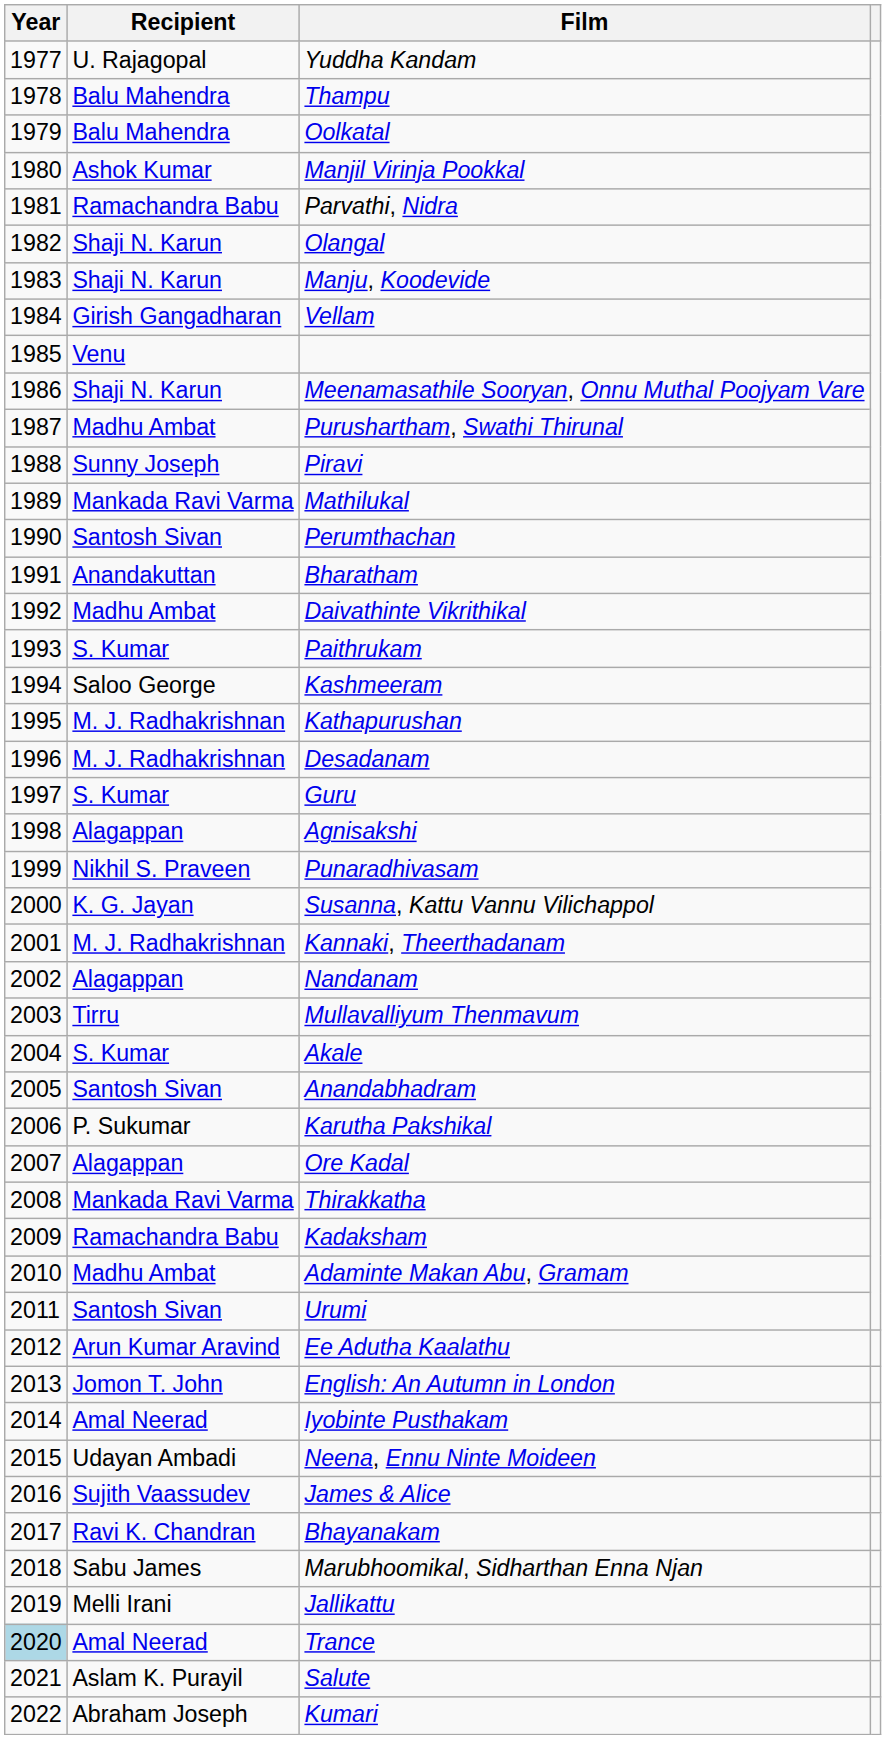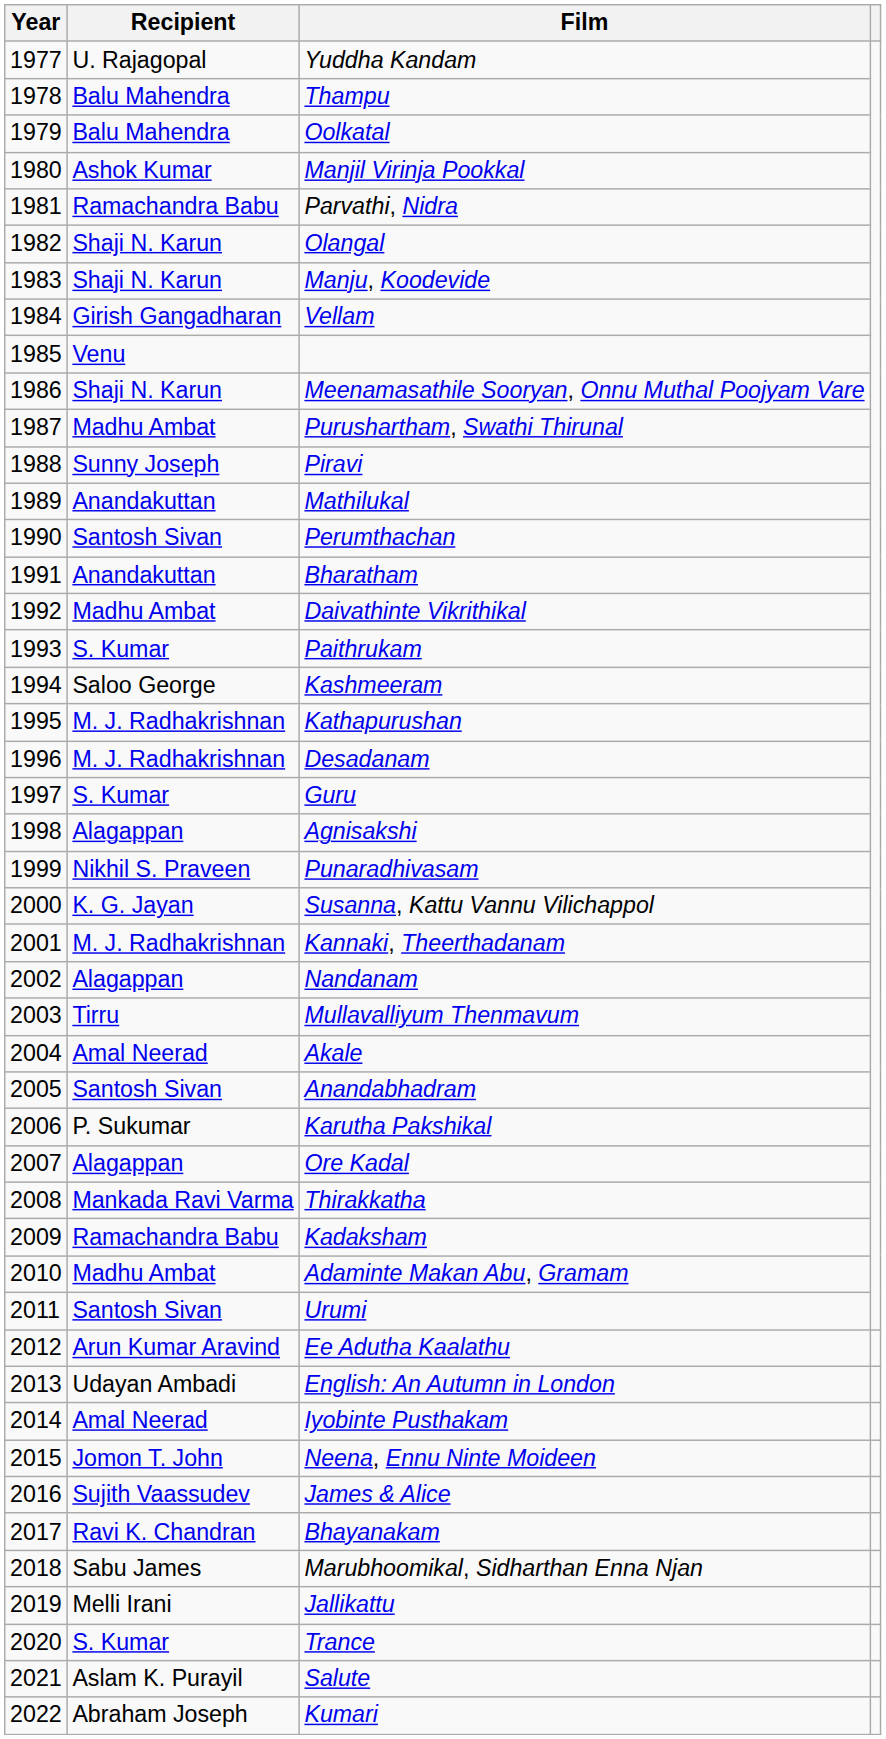(183, 501) Mankada Ravi Varma -> (144, 501) Anandakuttan
(121, 1053) S. Kumar -> (140, 1053) Amal Neerad
(148, 1384) Jomon T. John -> (154, 1384) Udayan Ambadi
(154, 1457) Udayan Ambadi -> (148, 1457) Jomon T. John
(36, 1641) lightblue background -> (36, 1641) no background
(140, 1641) Amal Neerad -> (121, 1641) S. Kumar
